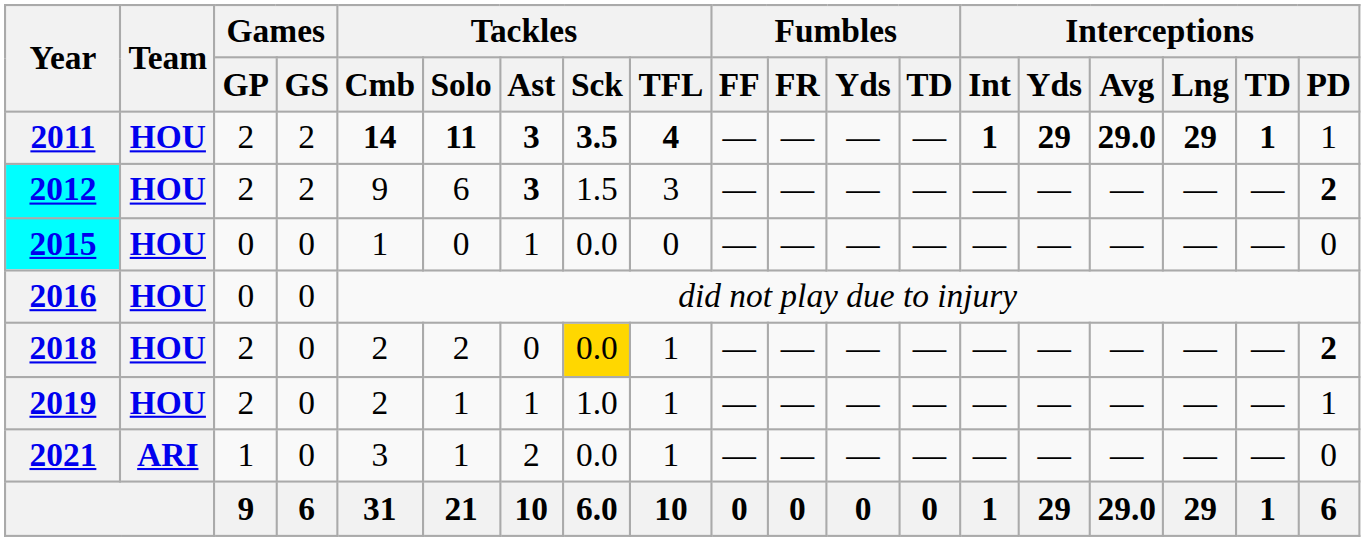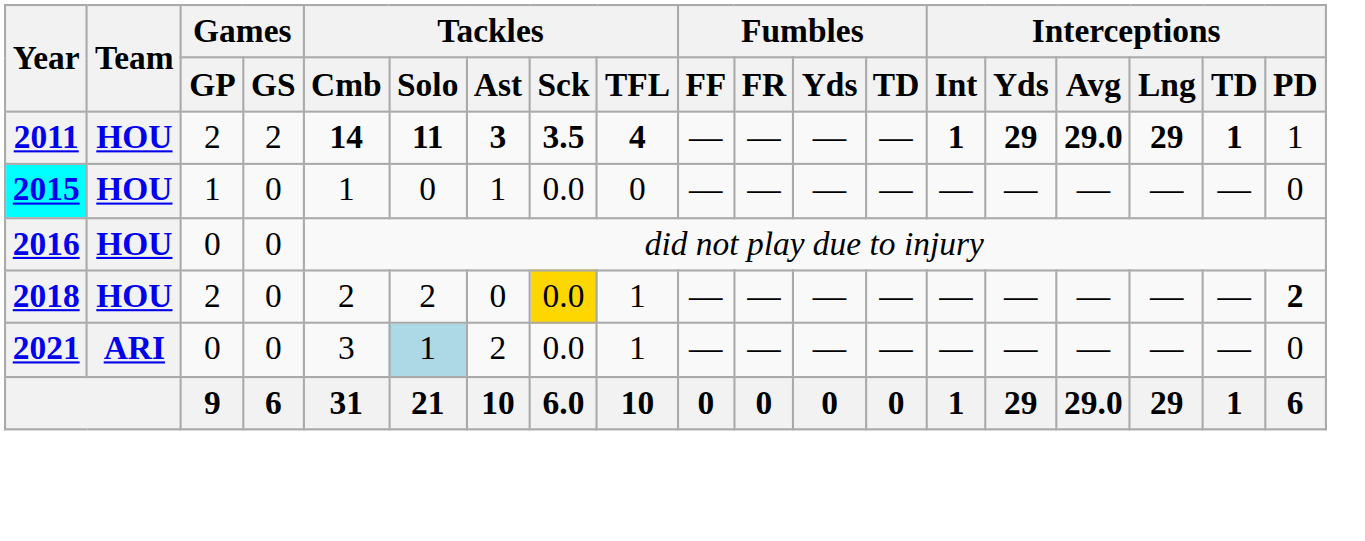- row: (63, 190)
(246, 243) 0 -> (212, 190) 1
- row: (63, 402)
(246, 455) 1 -> (212, 349) 0
(461, 455) no background -> (428, 349) lightblue background
